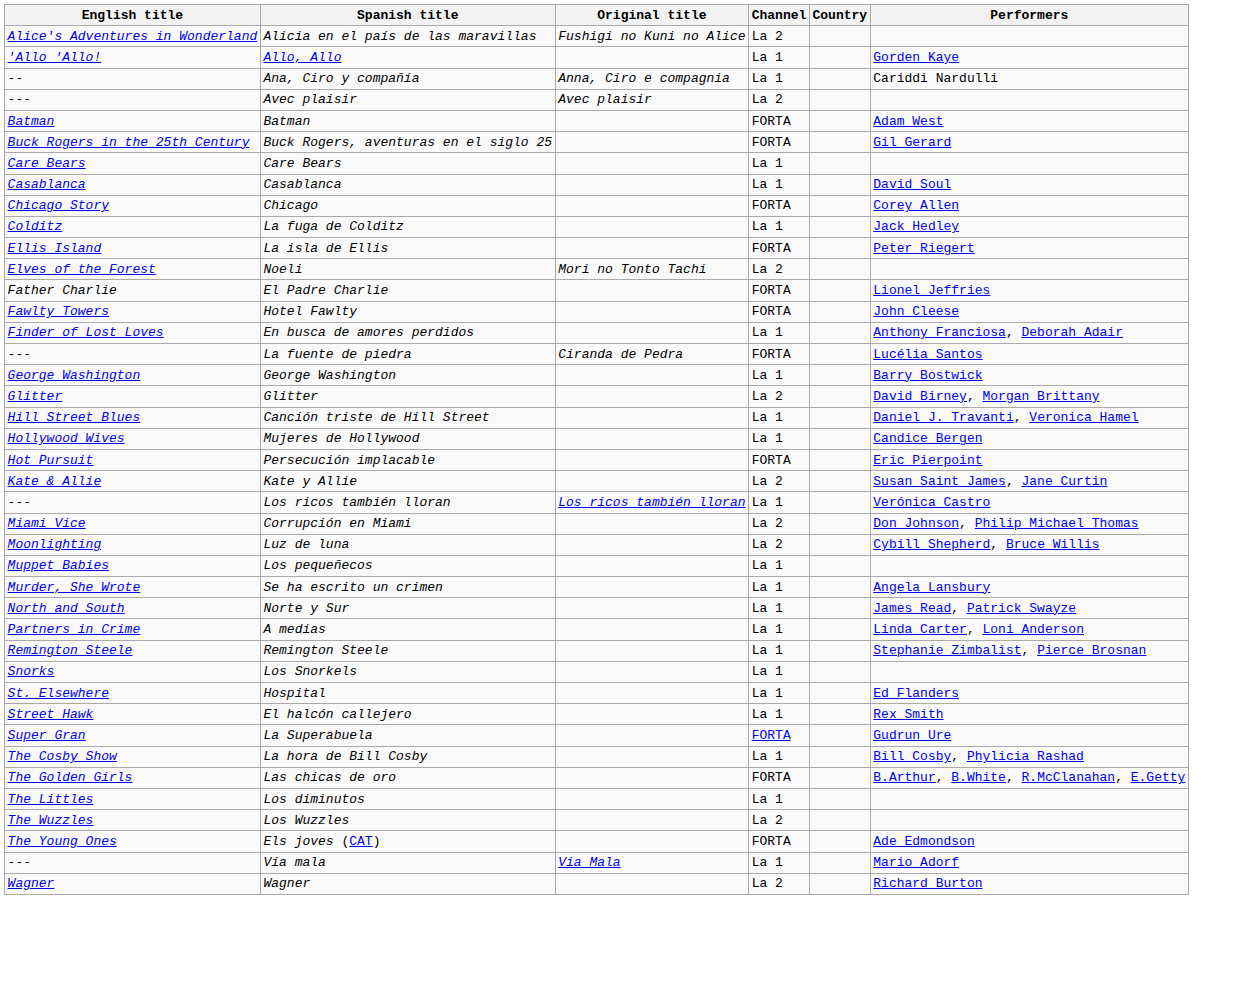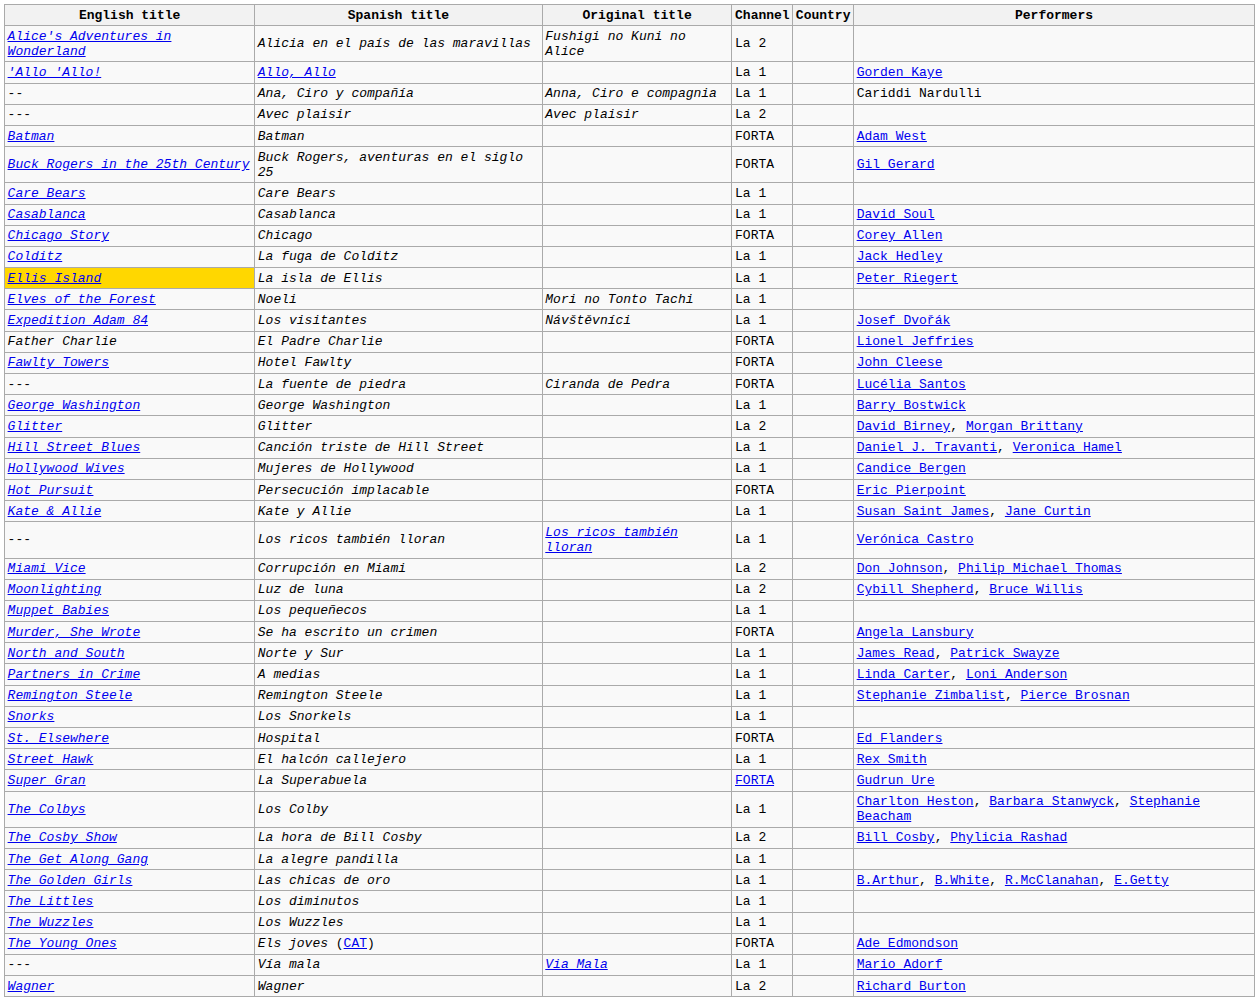(54, 248) no background -> (54, 278) gold background
(771, 248) FORTA -> (751, 278) La 1
(767, 269) La 2 -> (751, 299) La 1
+ row: (312, 321)
- row: (369, 333)
(767, 481) La 2 -> (751, 511) La 1
(767, 587) La 1 -> (755, 632) FORTA
(767, 693) La 1 -> (755, 738) FORTA
+ row: (293, 809)
(767, 757) La 1 -> (751, 838) La 2
+ row: (328, 859)
(771, 778) FORTA -> (751, 880) La 1
(767, 820) La 2 -> (751, 923) La 1
